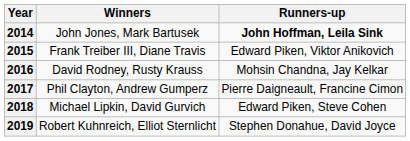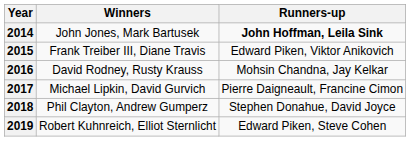(127, 88) Phil Clayton, Andrew Gumperz -> (127, 88) Michael Lipkin, David Gurvich
(127, 107) Michael Lipkin, David Gurvich -> (127, 107) Phil Clayton, Andrew Gumperz
(312, 107) Edward Piken, Steve Cohen -> (312, 107) Stephen Donahue, David Joyce
(312, 126) Stephen Donahue, David Joyce -> (312, 126) Edward Piken, Steve Cohen
